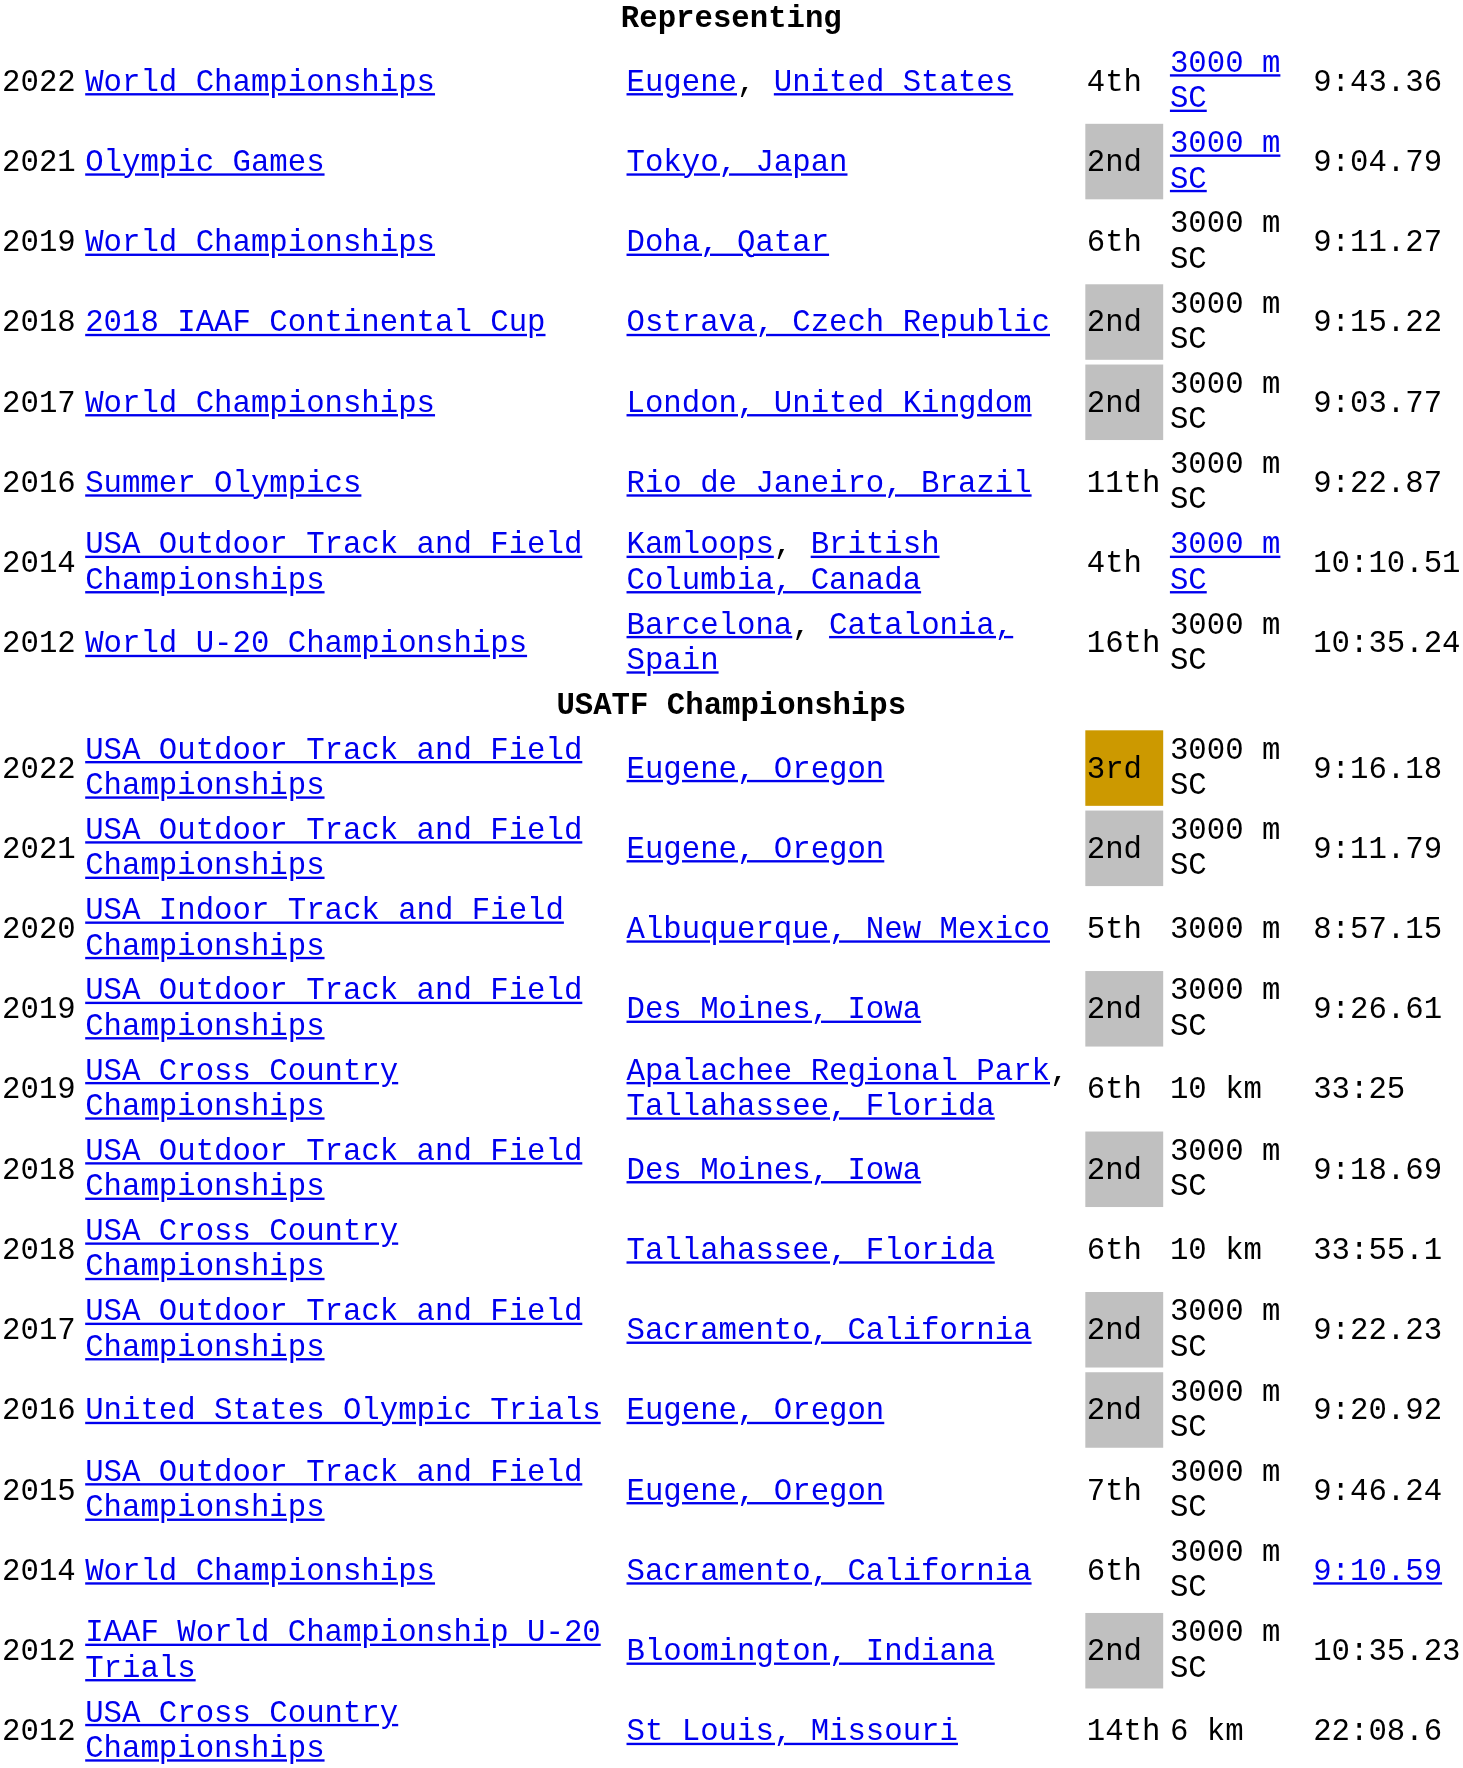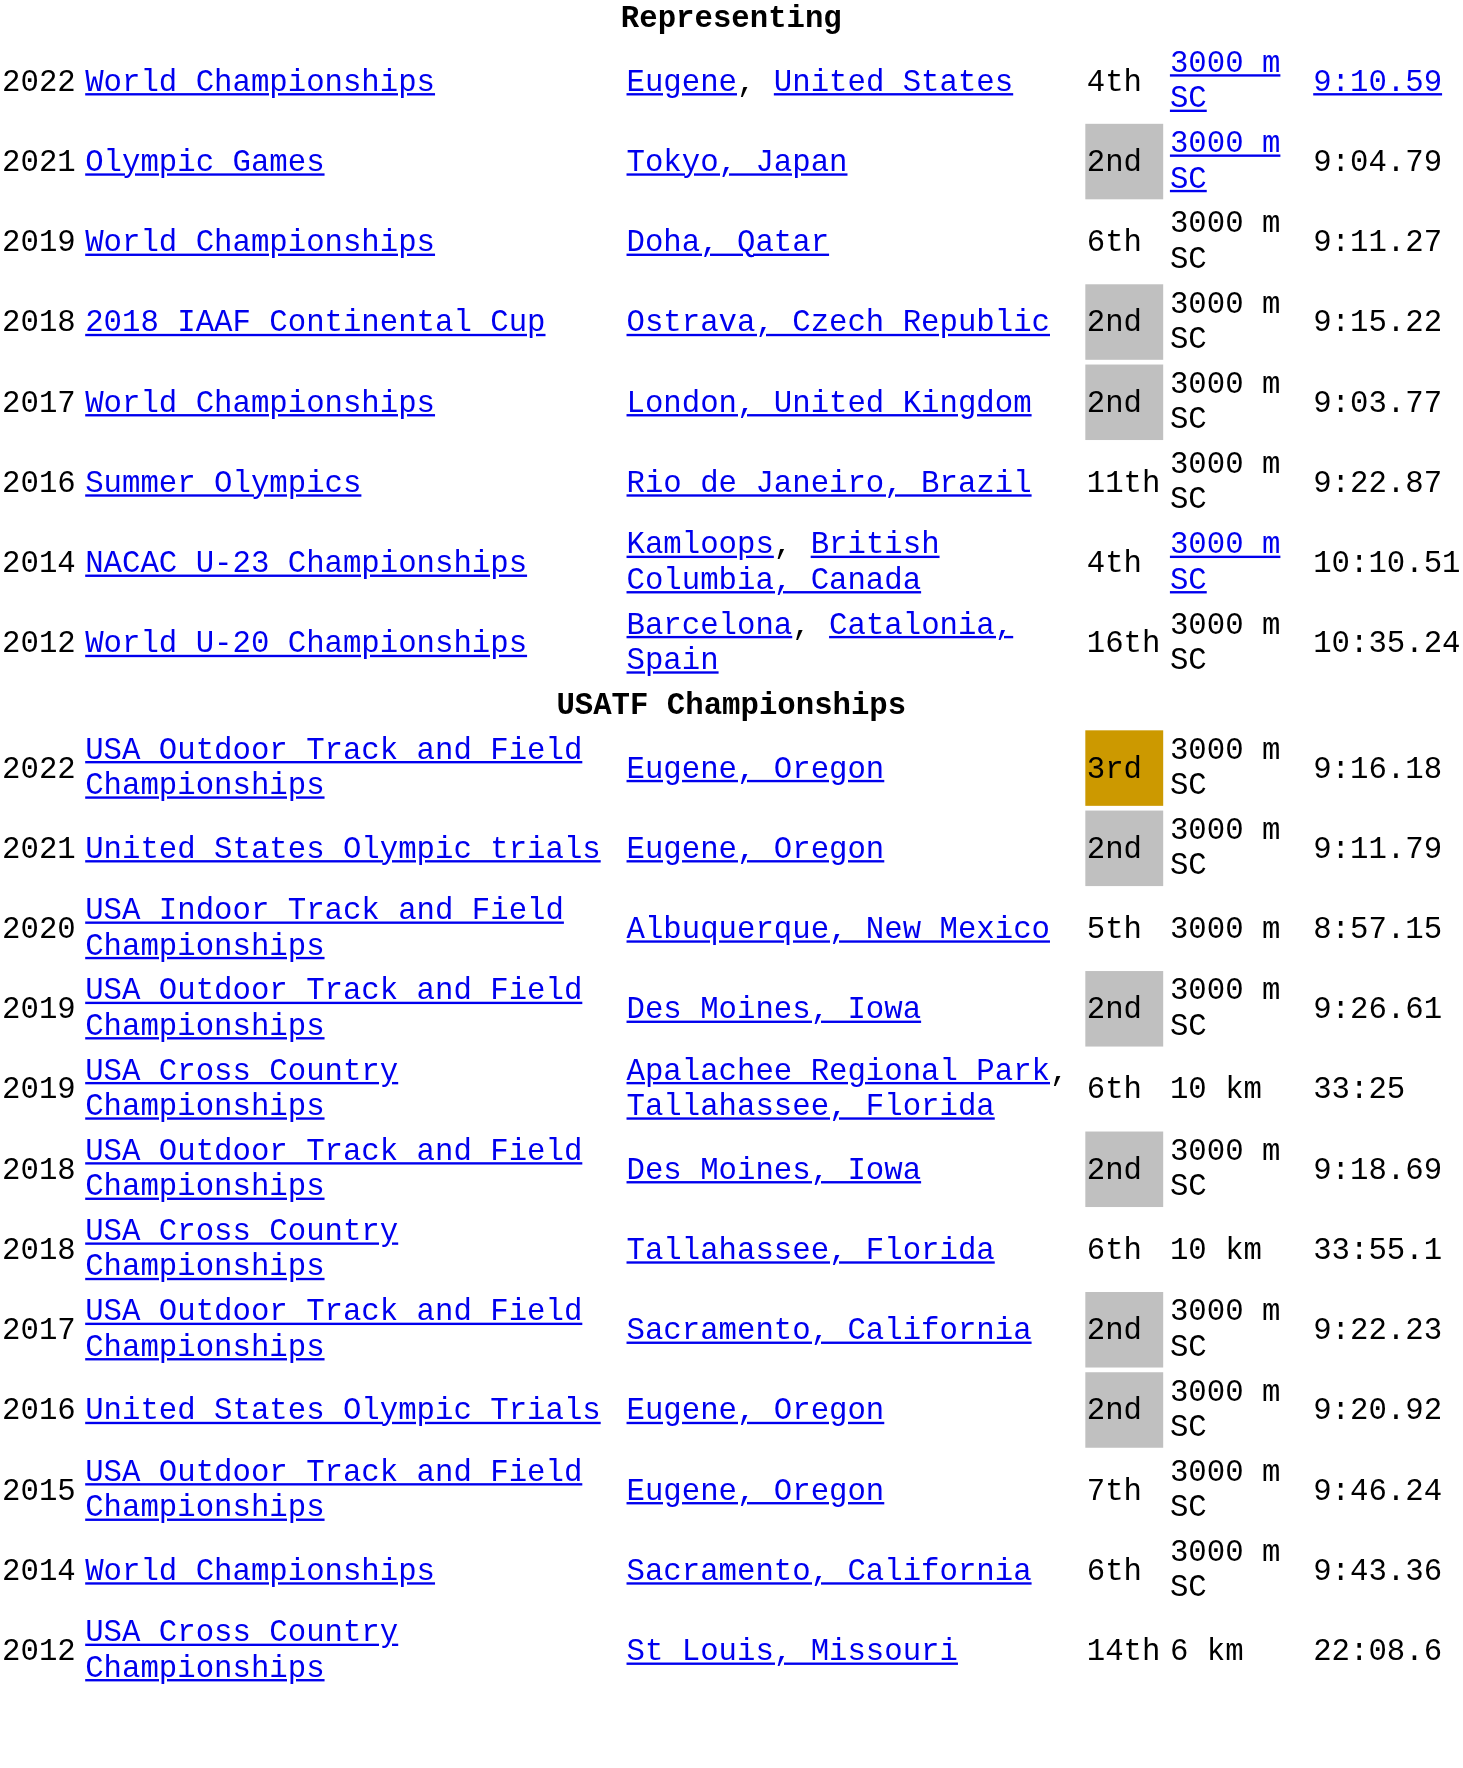(1378, 81) 9:43.36 -> (1378, 81) 9:10.59
(334, 563) USA Outdoor Track and Field Championships -> (306, 563) NACAC U-23 Championships
(334, 848) USA Outdoor Track and Field Championships -> (343, 848) United States Olympic trials
(1378, 1570) 9:10.59 -> (1378, 1570) 9:43.36
- row: (39, 1651)
